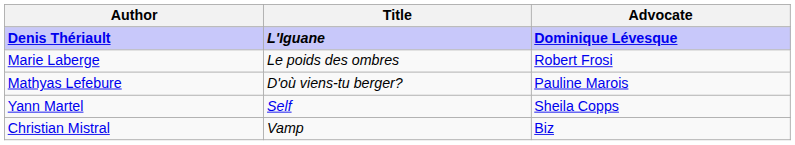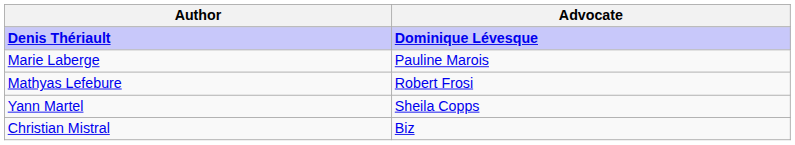- column: (397, 15)
(573, 60) Robert Frosi -> (442, 60) Pauline Marois
(581, 83) Pauline Marois -> (434, 83) Robert Frosi
